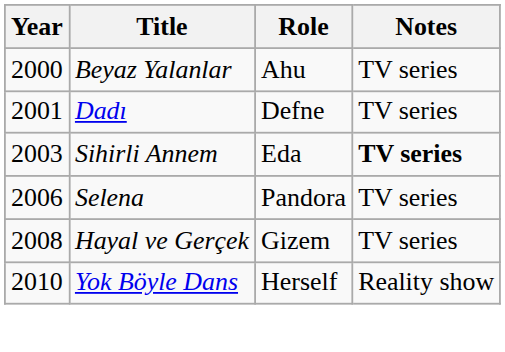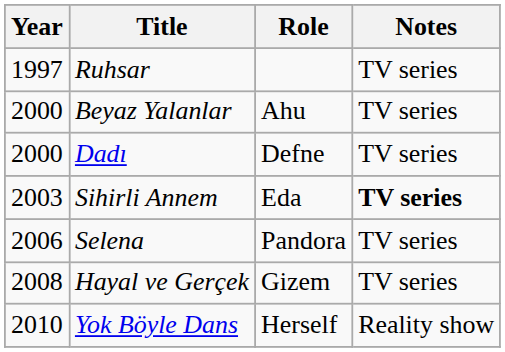+ row: (112, 69)
(37, 111) 2001 -> (37, 154) 2000
